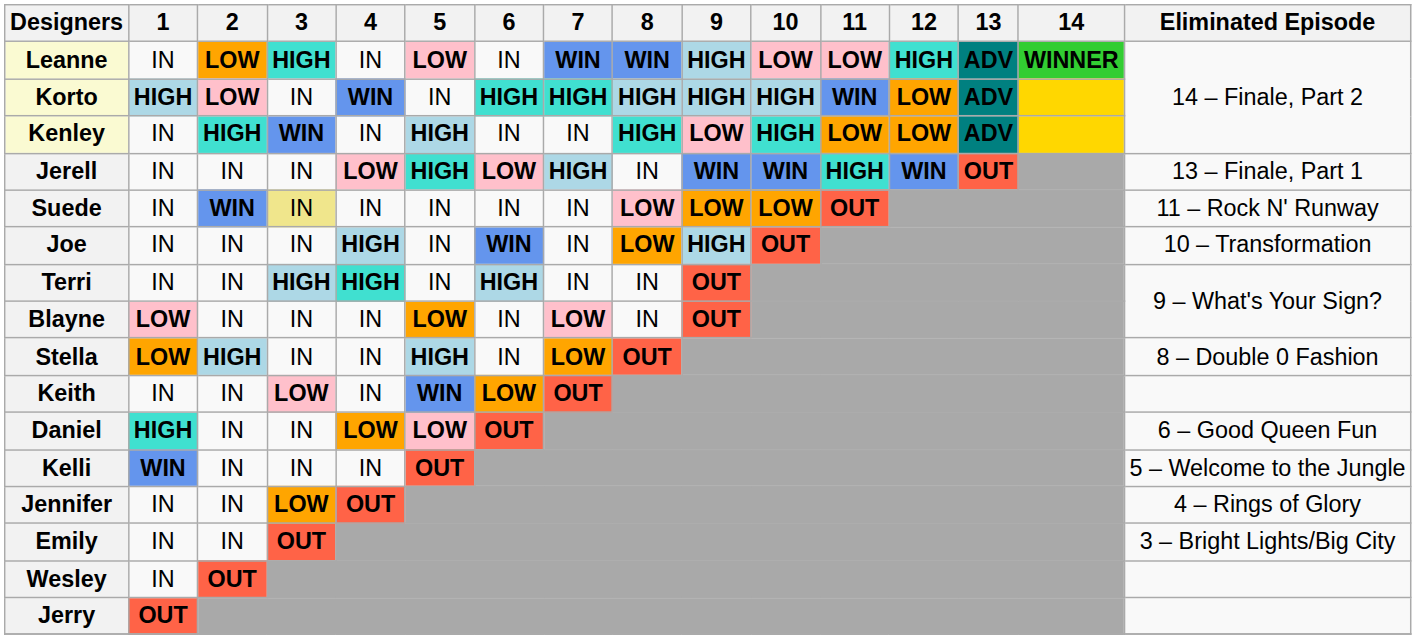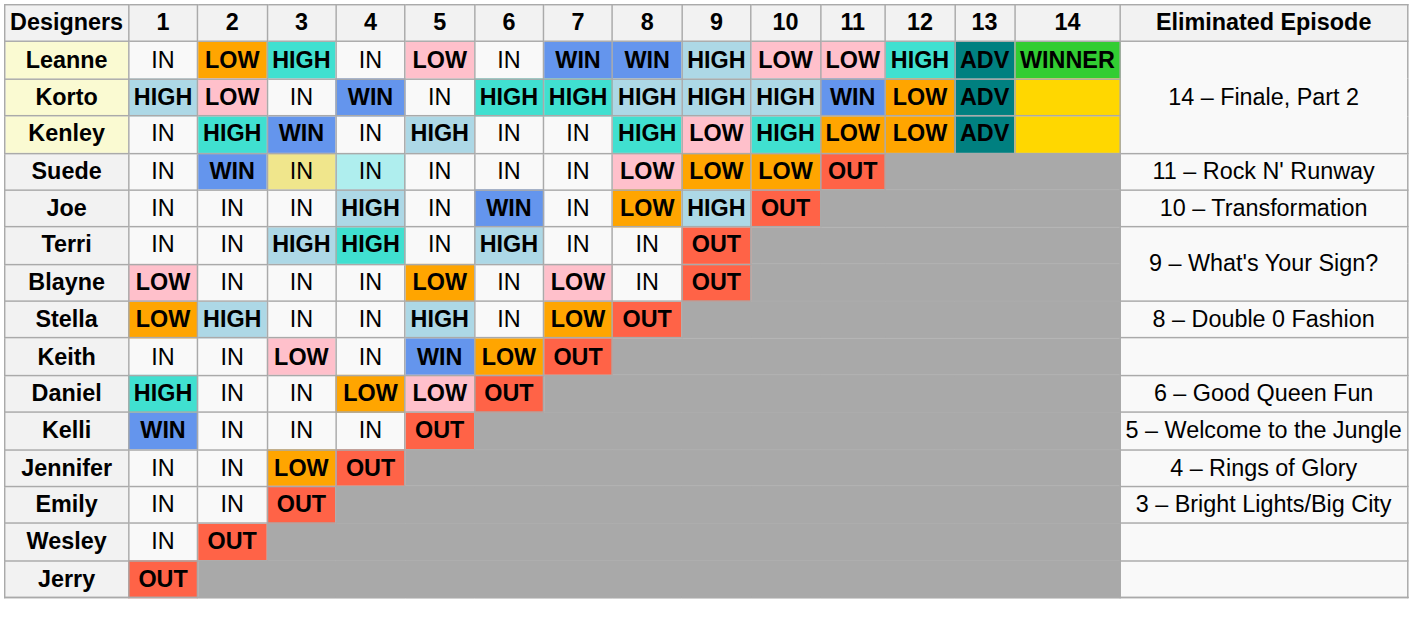- row: (67, 171)
(371, 208) no background -> (371, 171) paleturquoise background
